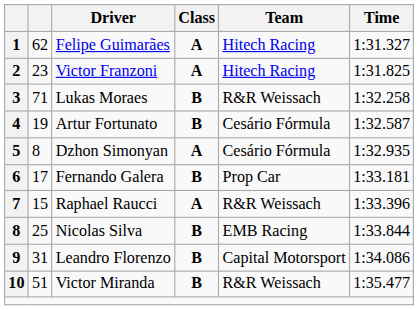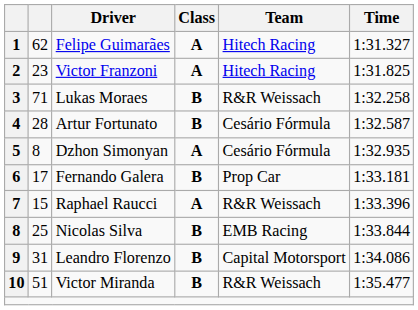(40, 124) 19 -> (40, 124) 28
